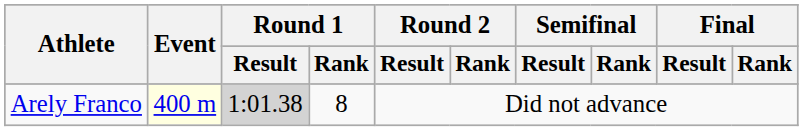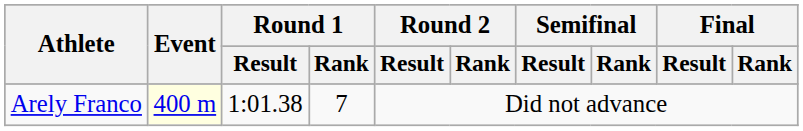(265, 104) lightgrey background -> (265, 104) no background
(342, 104) 8 -> (342, 104) 7
